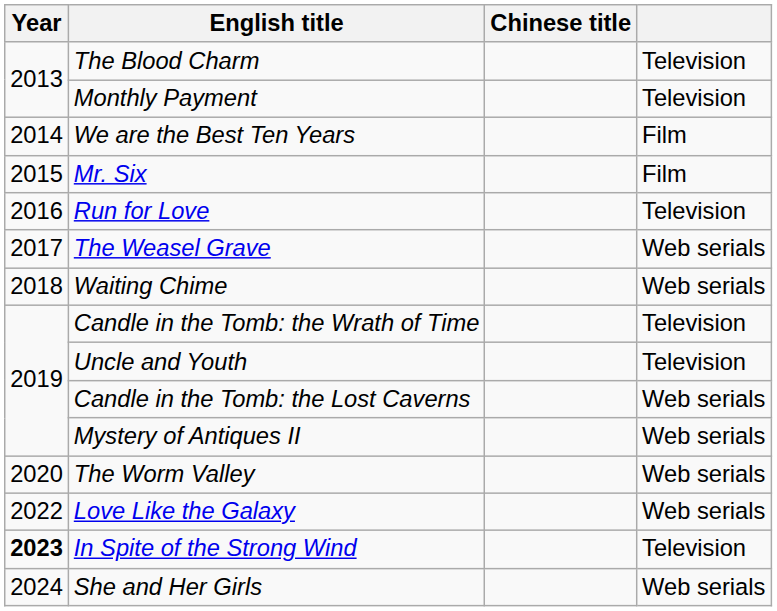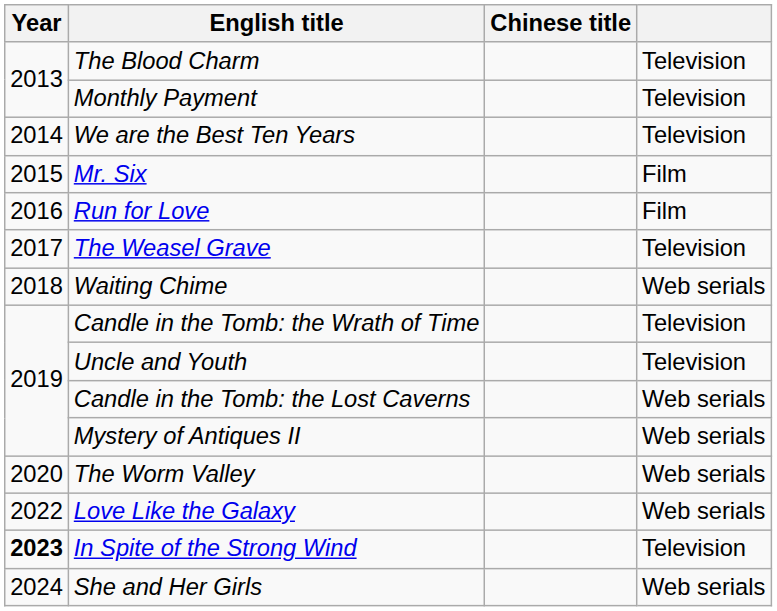(664, 135) Film -> (694, 135) Television
(694, 211) Television -> (664, 211) Film
(704, 248) Web serials -> (694, 248) Television
